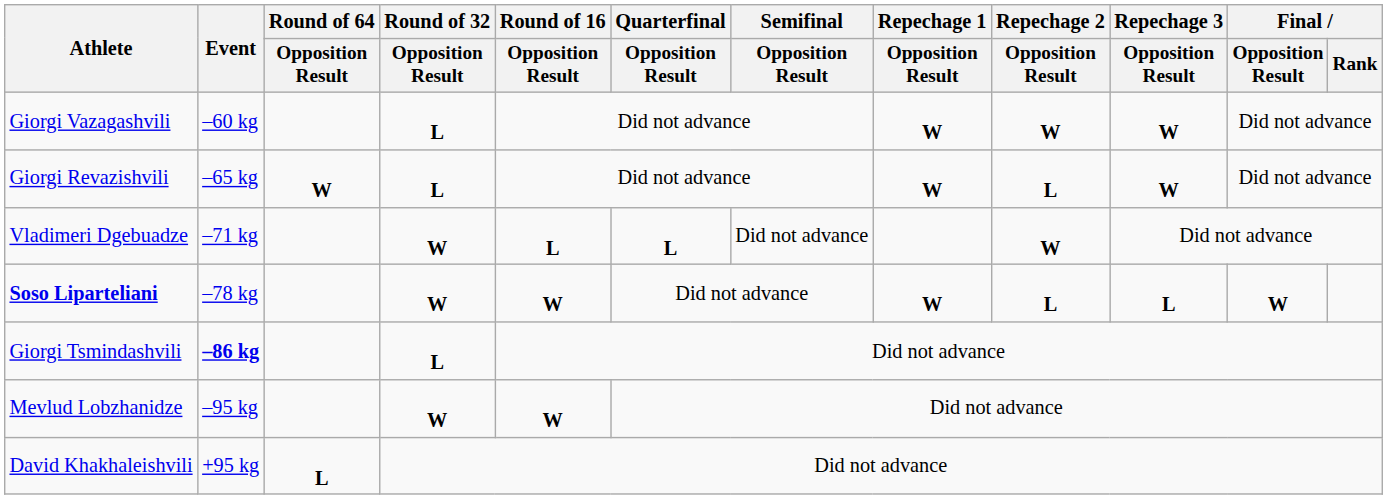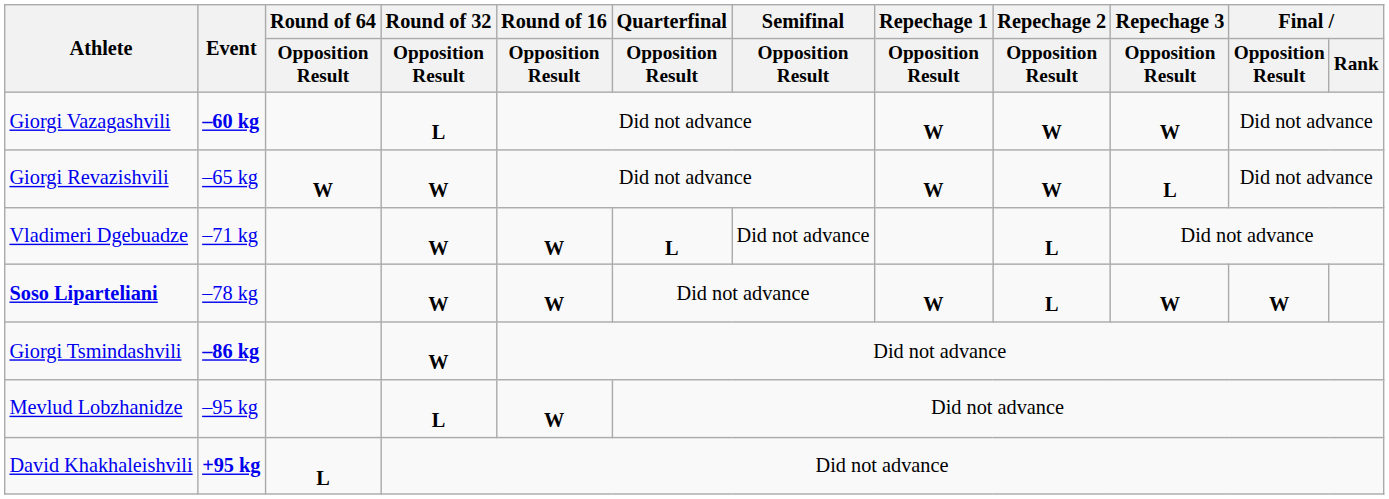(230, 121) normal -> (231, 121) bold
(437, 190) L -> (439, 190) W
(1050, 190) L -> (1052, 190) W
(1169, 190) W -> (1170, 190) L
(553, 248) L -> (554, 248) W
(1050, 248) W -> (1052, 248) L
(1169, 305) L -> (1170, 305) W
(437, 363) L -> (439, 363) W
(437, 420) W -> (439, 420) L
(231, 466) normal -> (231, 466) bold
